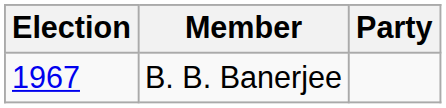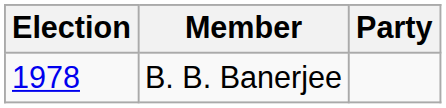(46, 77) 1967 -> (46, 77) 1978
